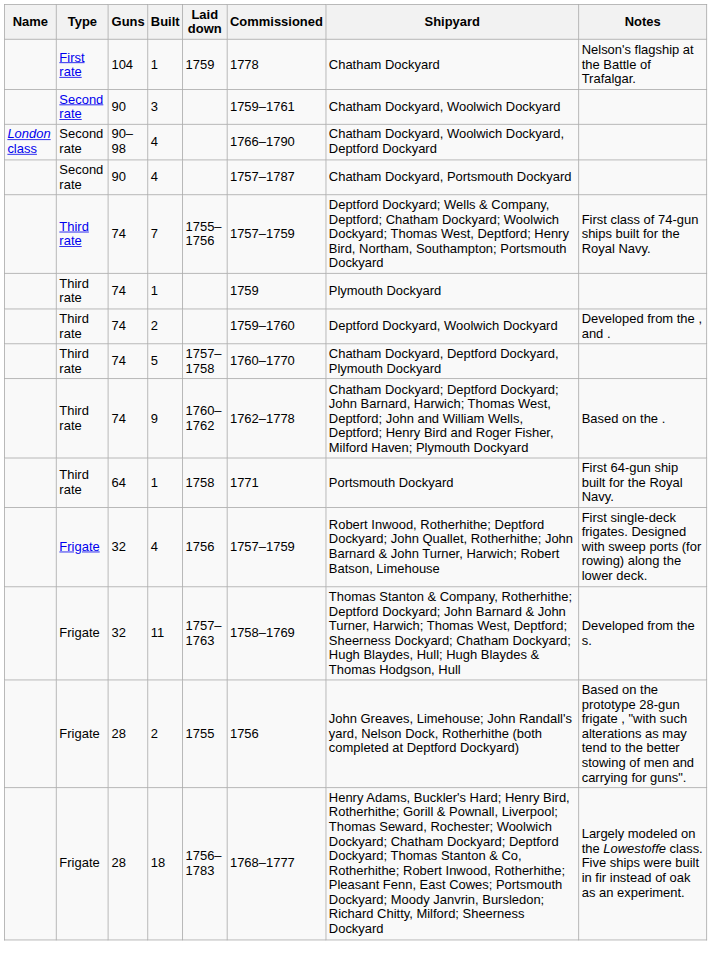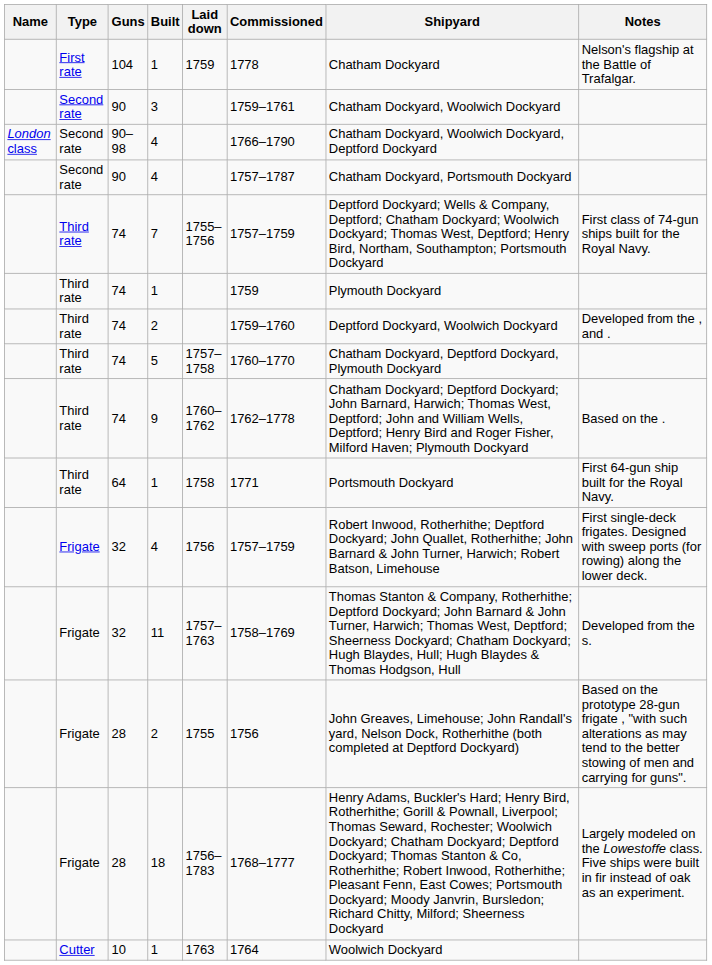+ row: (119, 950)
